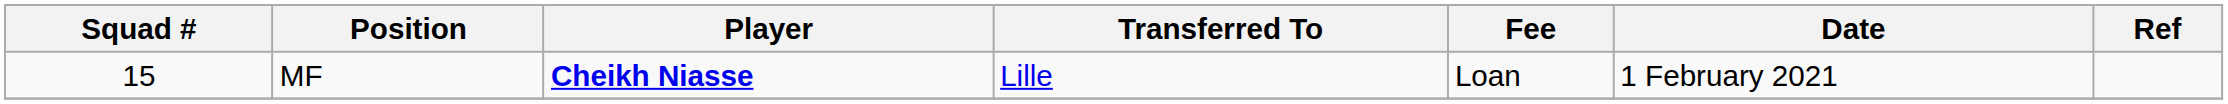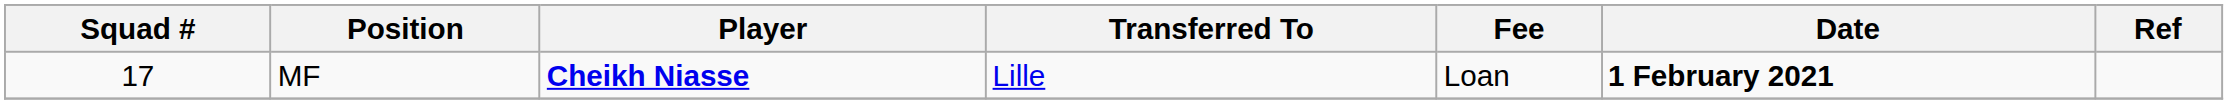(139, 76) 15 -> (138, 76) 17
(1729, 76) normal -> (1721, 76) bold
